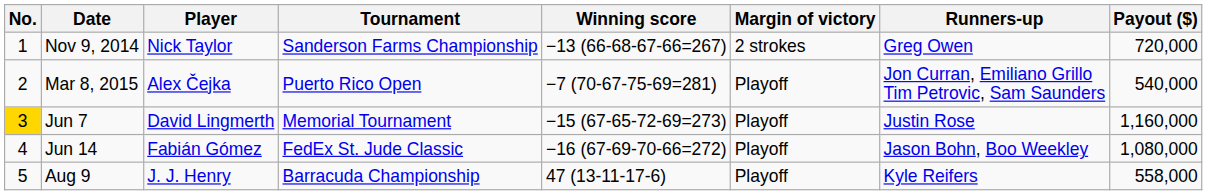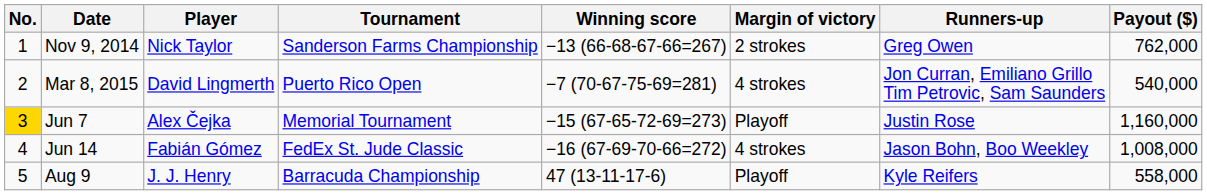(1166, 46) 720,000 -> (1166, 46) 762,000
(189, 84) Alex Čejka -> (211, 84) David Lingmerth
(761, 84) Playoff -> (770, 84) 4 strokes
(211, 121) David Lingmerth -> (189, 121) Alex Čejka
(761, 149) Playoff -> (770, 149) 4 strokes
(1159, 149) 1,080,000 -> (1159, 149) 1,008,000
